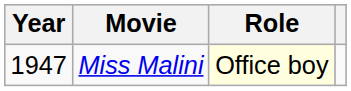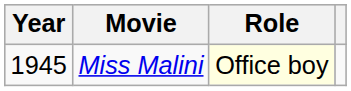(39, 64) 1947 -> (39, 64) 1945
